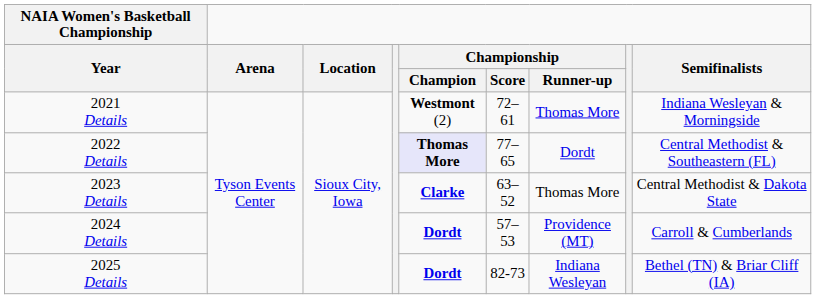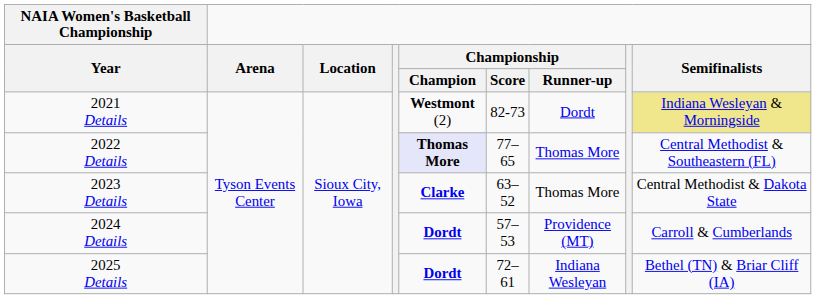(508, 112) 72–61 -> (508, 112) 82-73
(577, 112) Thomas More -> (577, 112) Dordt
(722, 112) no background -> (722, 112) khaki background
(577, 152) Dordt -> (577, 152) Thomas More
(508, 273) 82-73 -> (508, 273) 72–61
